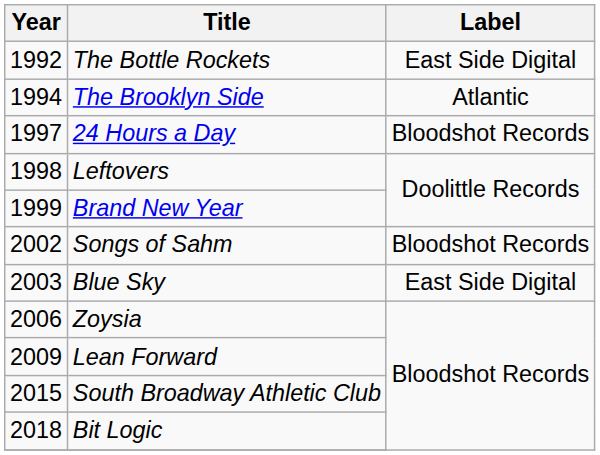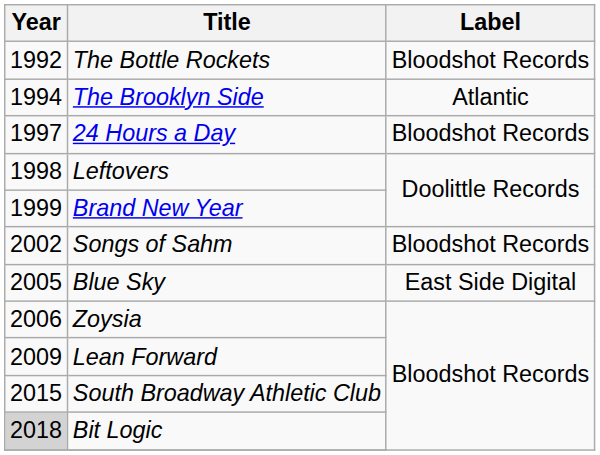(490, 60) East Side Digital -> (490, 60) Bloodshot Records
(36, 282) 2003 -> (36, 282) 2005
(36, 430) no background -> (36, 430) lightgrey background
